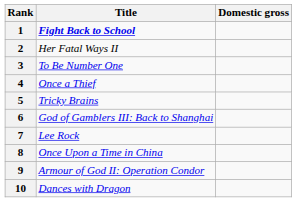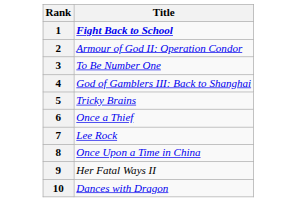- column: (254, 13)
(78, 48) Her Fatal Ways II -> (159, 48) Armour of God II: Operation Condor
(67, 83) Once a Thief -> (164, 83) God of Gamblers III: Back to Shanghai
(126, 118) God of Gamblers III: Back to Shanghai -> (105, 118) Once a Thief
(121, 170) Armour of God II: Operation Condor -> (116, 170) Her Fatal Ways II
